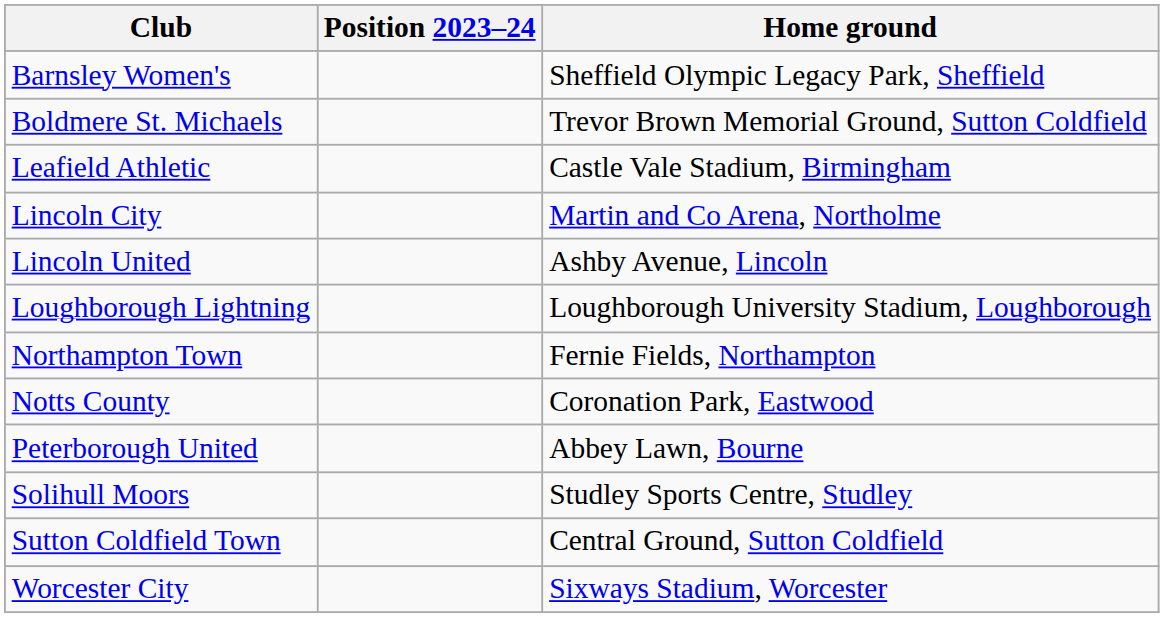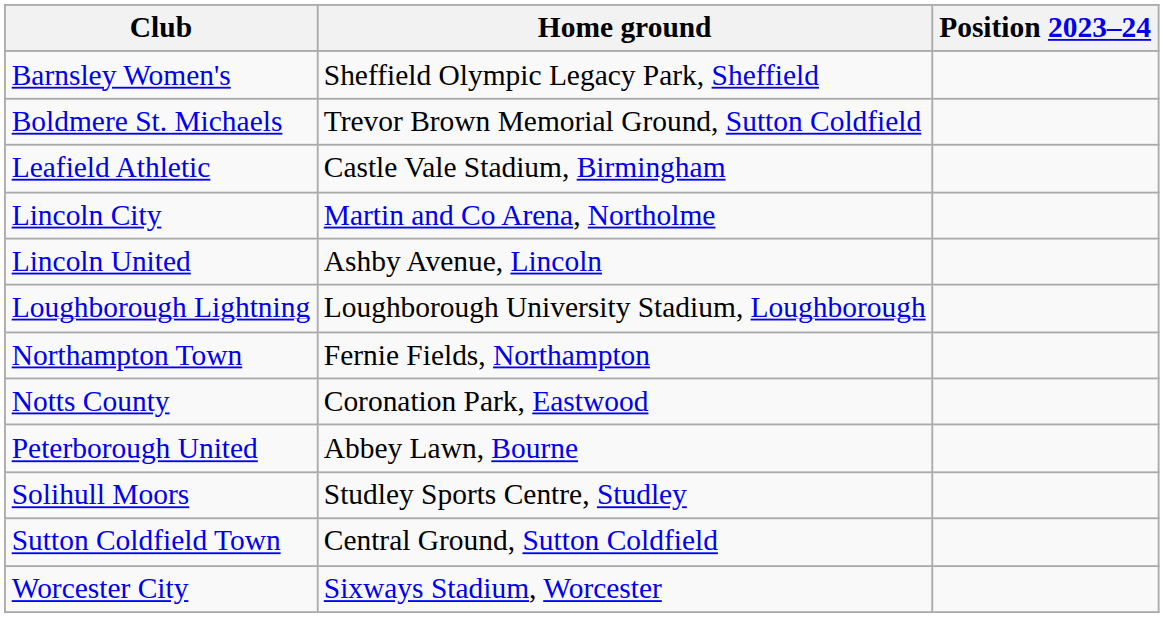columns swapped: (850, 27) <-> (430, 27)
